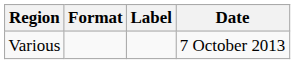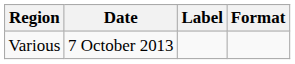columns swapped: (233, 17) <-> (95, 17)
